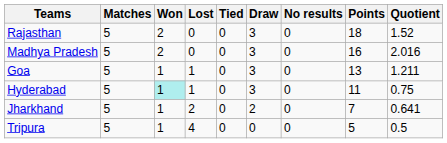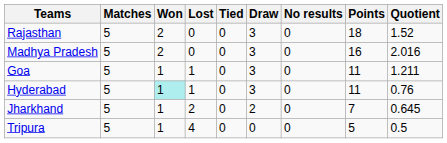(355, 71) 13 -> (354, 71) 11
(402, 90) 0.75 -> (402, 90) 0.76
(405, 109) 0.641 -> (405, 109) 0.645
